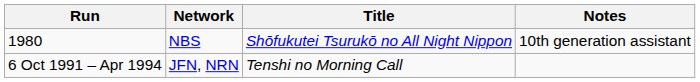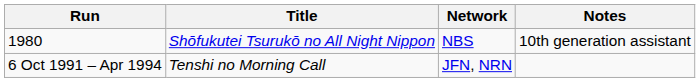columns swapped: (379, 16) <-> (204, 16)
